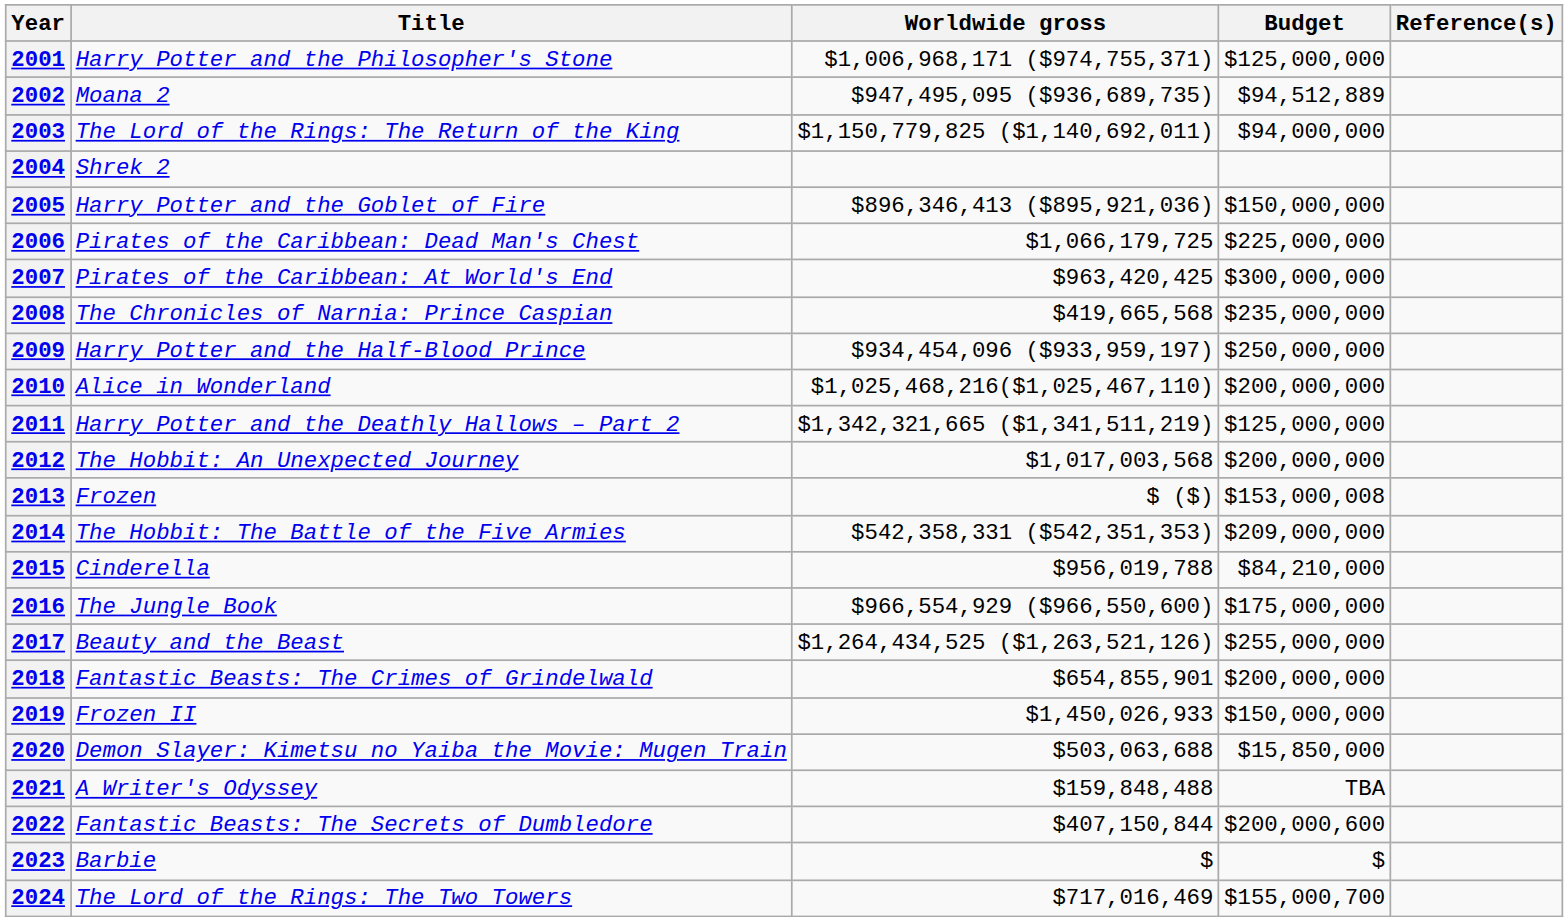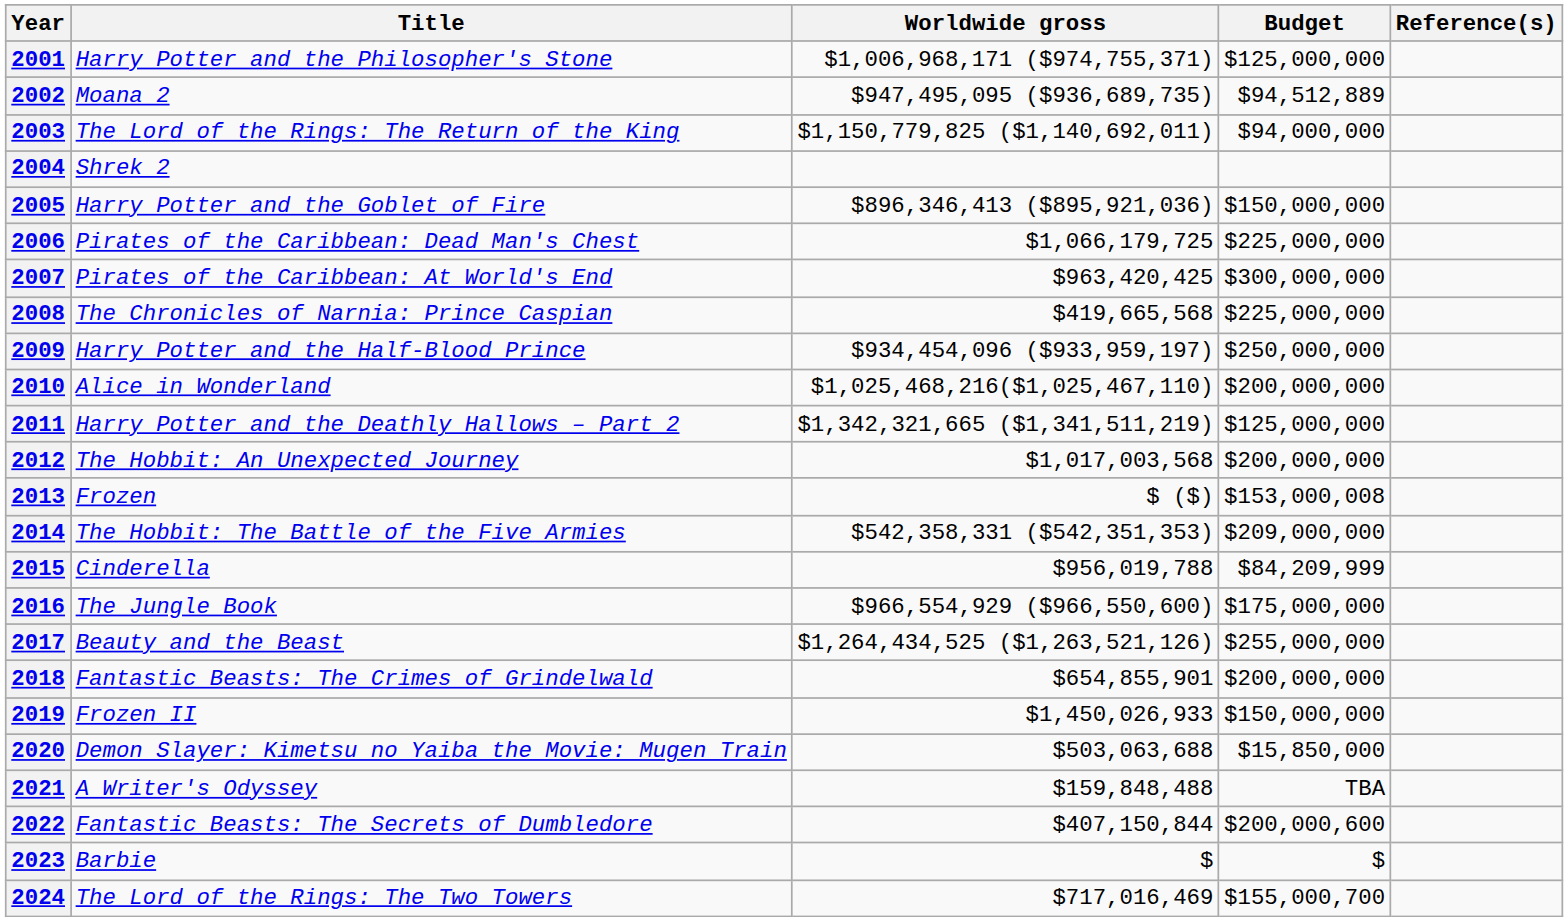(1305, 315) $235,000,000 -> (1305, 315) $225,000,000
(1311, 570) $84,210,000 -> (1311, 570) $84,209,999
